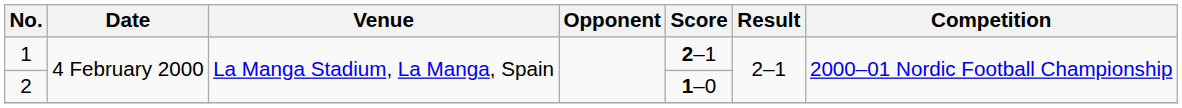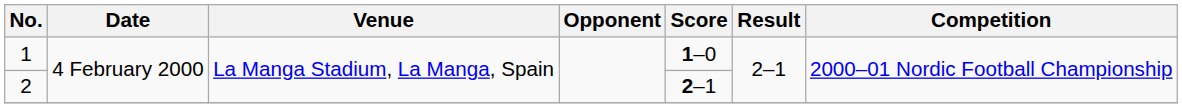(699, 53) 2–1 -> (699, 53) 1–0
(699, 86) 1–0 -> (699, 86) 2–1
